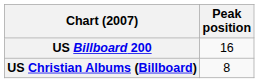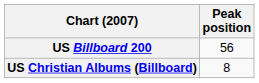(227, 48) 16 -> (227, 48) 56
